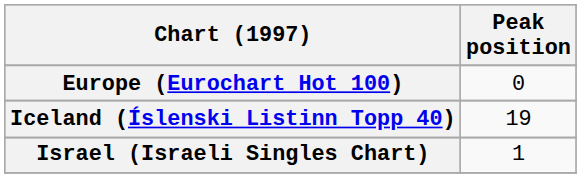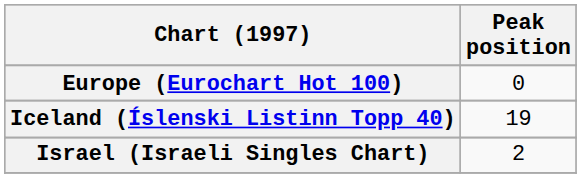(518, 155) 1 -> (518, 155) 2
